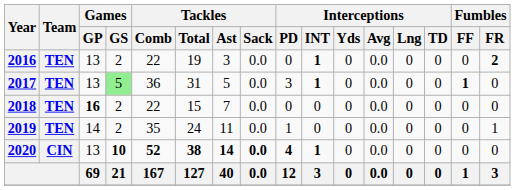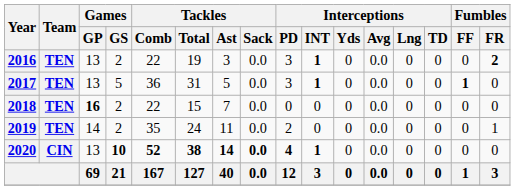(289, 60) 0 -> (289, 60) 3
(119, 83) lightgreen background -> (119, 83) no background
(289, 128) 1 -> (289, 128) 2
